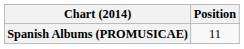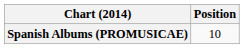(215, 33) 11 -> (215, 33) 10
